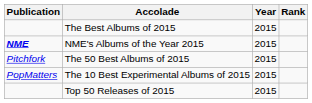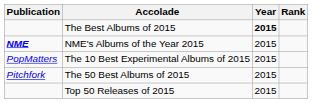(266, 28) normal -> (266, 28) bold
rows swapped: (127, 59) <-> (157, 75)
